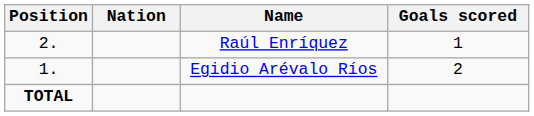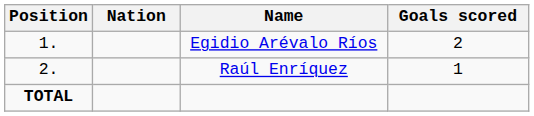rows swapped: (284, 71) <-> (284, 45)
